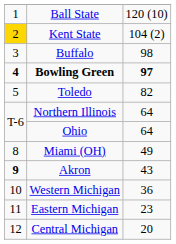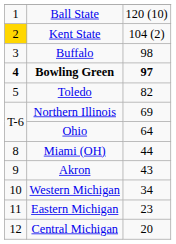(147, 111) 64 -> (147, 111) 69
(147, 151) 49 -> (147, 151) 44
(16, 170) bold -> (16, 170) normal
(147, 190) 36 -> (147, 190) 34
